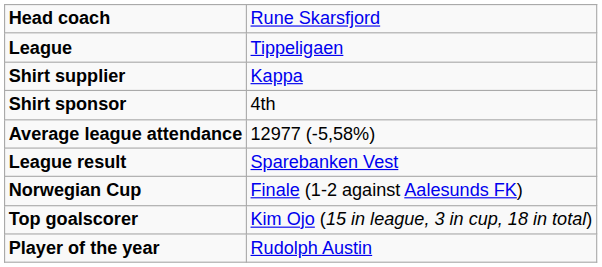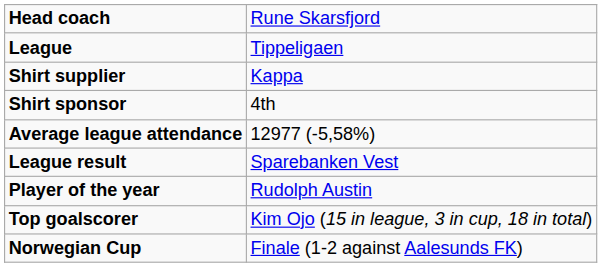rows swapped: (75, 190) <-> (84, 248)
